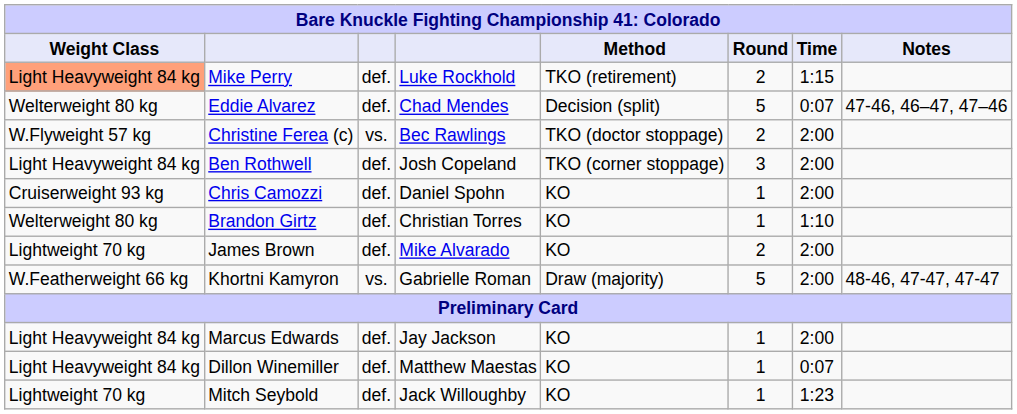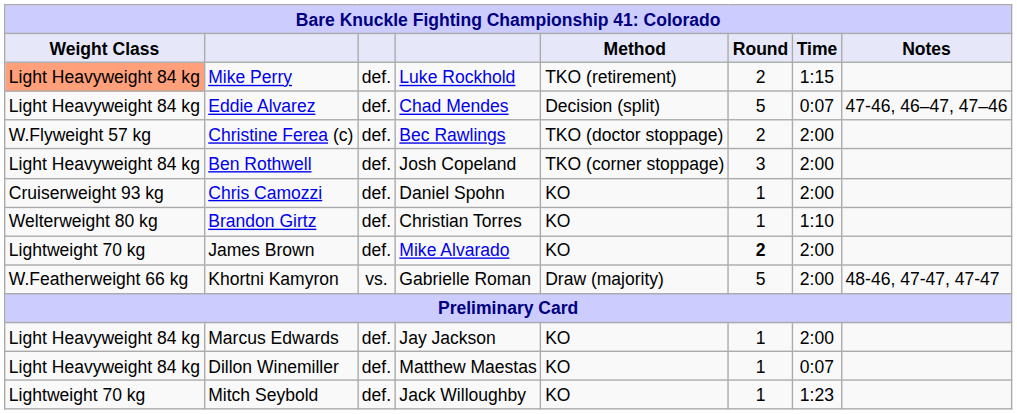(83, 106) Welterweight 80 kg -> (104, 106) Light Heavyweight 84 kg
(376, 135) vs. -> (376, 135) def.
(761, 250) normal -> (761, 250) bold
